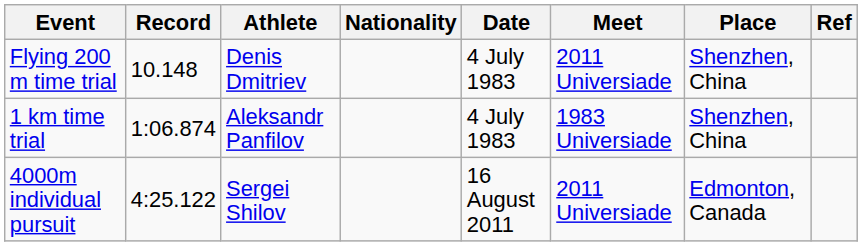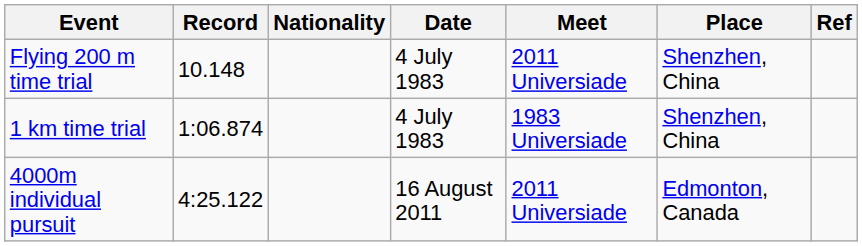- column: (280, 22)
